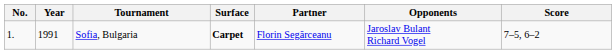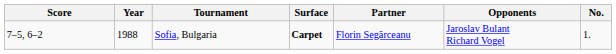columns swapped: (20, 12) <-> (557, 12)
(48, 34) 1991 -> (127, 34) 1988
